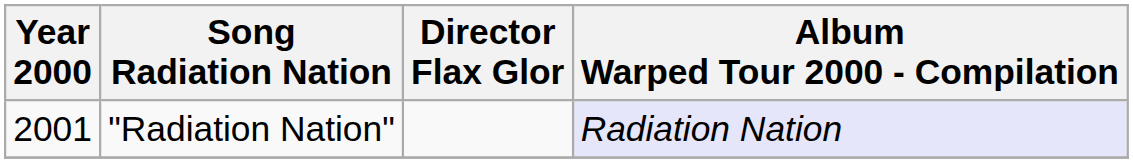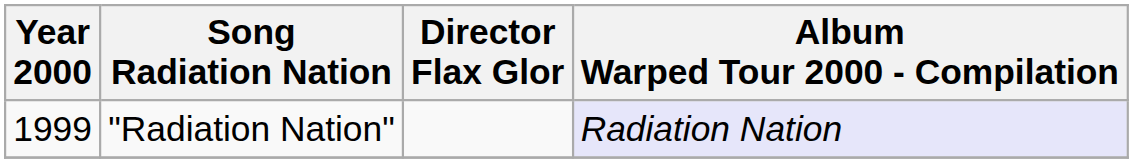(53, 128) 2001 -> (53, 128) 1999
